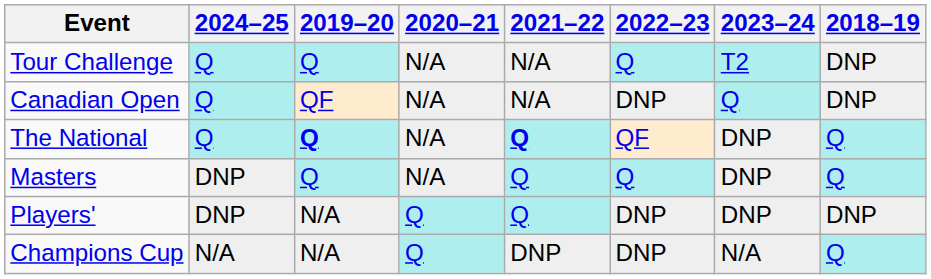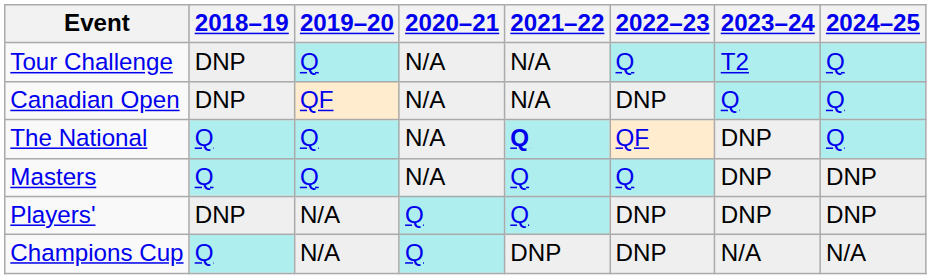columns swapped: (873, 23) <-> (242, 23)
(309, 138) bold -> (309, 138) normal
